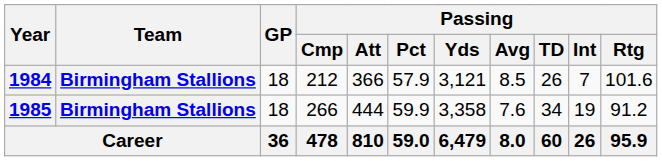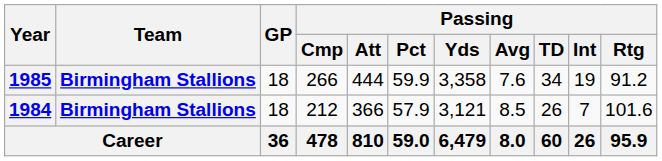rows swapped: (30, 79) <-> (30, 110)
